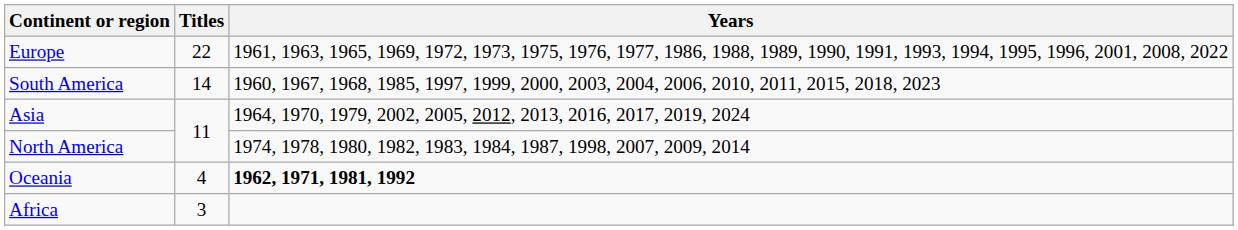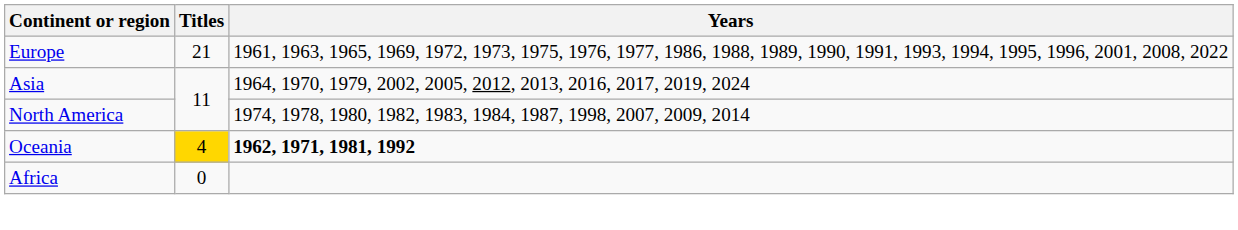(202, 52) 22 -> (202, 52) 21
- row: (66, 83)
(202, 178) no background -> (202, 146) gold background
(202, 209) 3 -> (202, 178) 0
